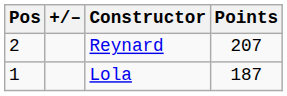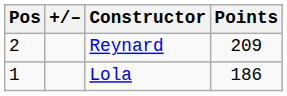(246, 48) 207 -> (246, 48) 209
(246, 76) 187 -> (246, 76) 186
